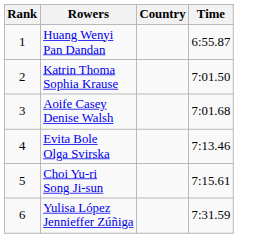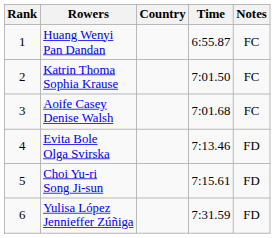+ column: (252, 14)
